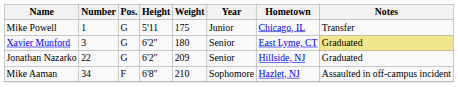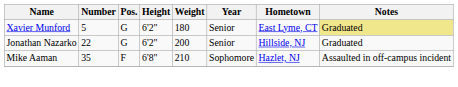- row: (32, 27)
(84, 43) 3 -> (84, 27) 5
(182, 58) 209 -> (182, 43) 200
(86, 74) 34 -> (86, 58) 35
